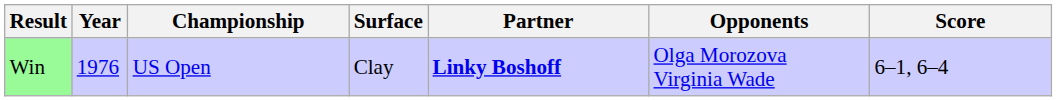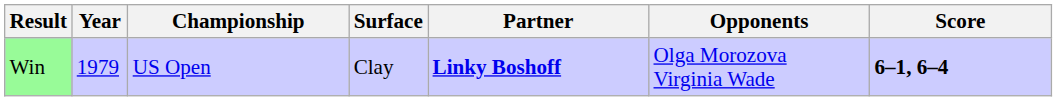(98, 66) 1976 -> (98, 66) 1979
(911, 66) normal -> (911, 66) bold
